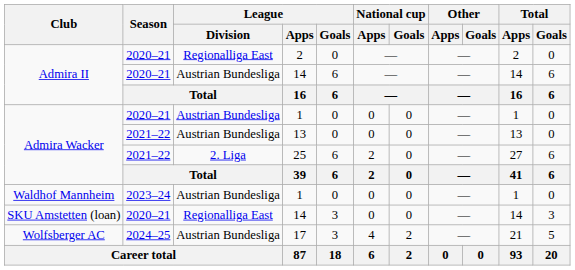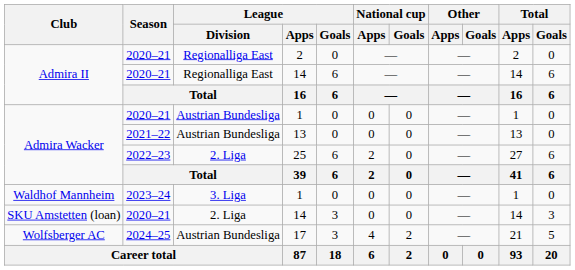(228, 74) Austrian Bundesliga -> (228, 74) Regionalliga East
(148, 154) 2021–22 -> (148, 154) 2022–23
(228, 194) Austrian Bundesliga -> (228, 194) 3. Liga
(228, 214) Regionalliga East -> (228, 214) 2. Liga
